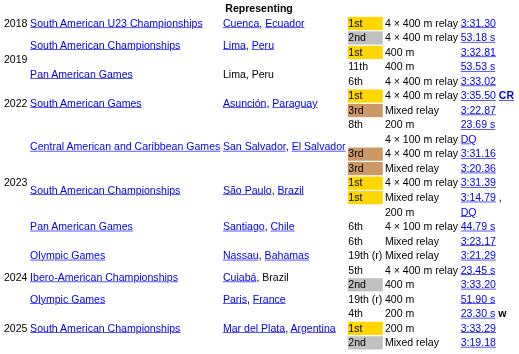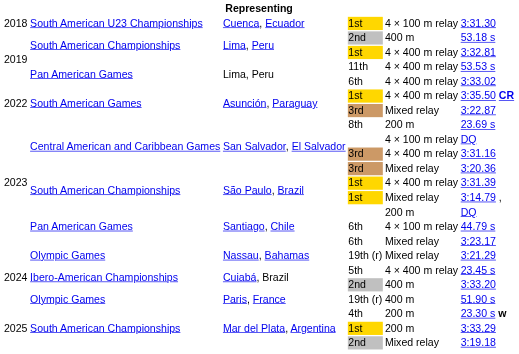(421, 23) 4 × 400 m relay -> (421, 23) 4 × 100 m relay
(421, 38) 4 × 400 m relay -> (400, 38) 400 m
(400, 52) 400 m -> (421, 52) 4 × 400 m relay
(400, 67) 400 m -> (421, 67) 4 × 400 m relay
